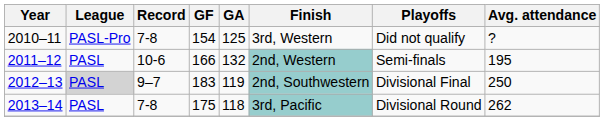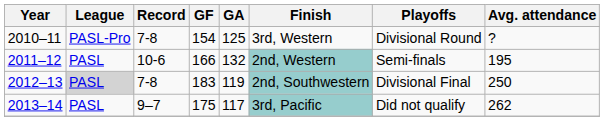(421, 37) Did not qualify -> (429, 37) Divisional Round
(149, 82) 9–7 -> (147, 82) 7-8
(147, 104) 7-8 -> (149, 104) 9–7
(233, 104) 118 -> (233, 104) 117
(429, 104) Divisional Round -> (421, 104) Did not qualify
